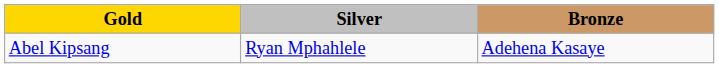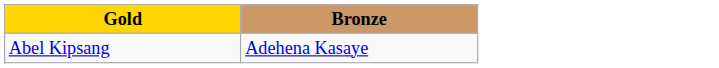- column: (359, 18)
